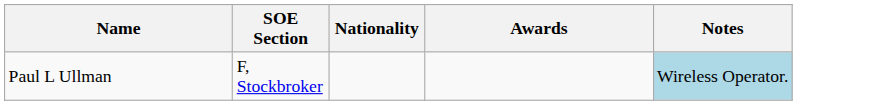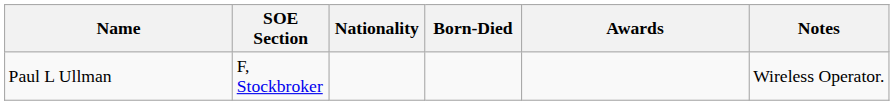+ column: (473, 28)
(723, 76) lightblue background -> (819, 76) no background
